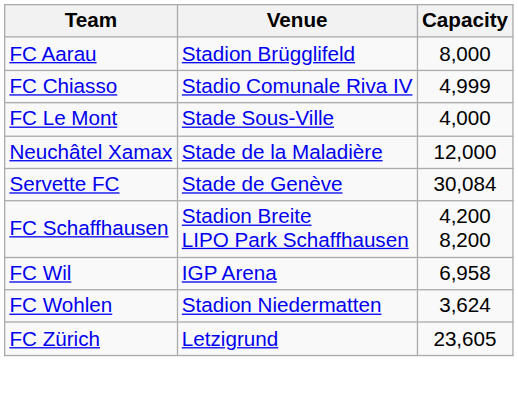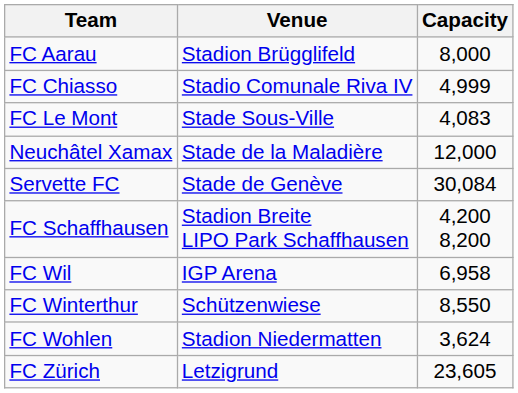(465, 119) 4,000 -> (465, 119) 4,083
+ row: (74, 305)
